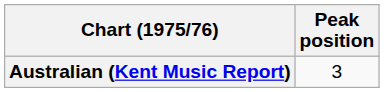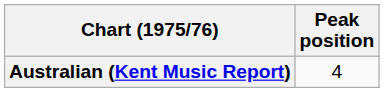(337, 71) 3 -> (337, 71) 4
